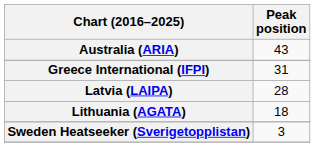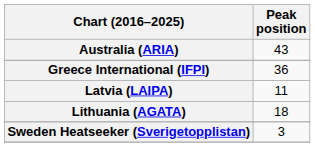(281, 70) 31 -> (281, 70) 36
(281, 91) 28 -> (281, 91) 11
